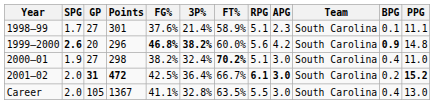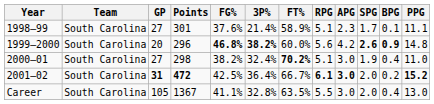columns swapped: (336, 12) <-> (73, 12)
